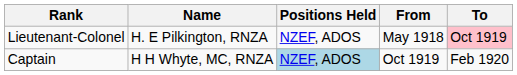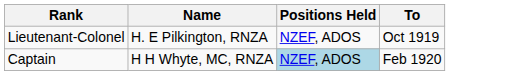- column: (413, 15)
(479, 37) pink background -> (411, 37) no background
